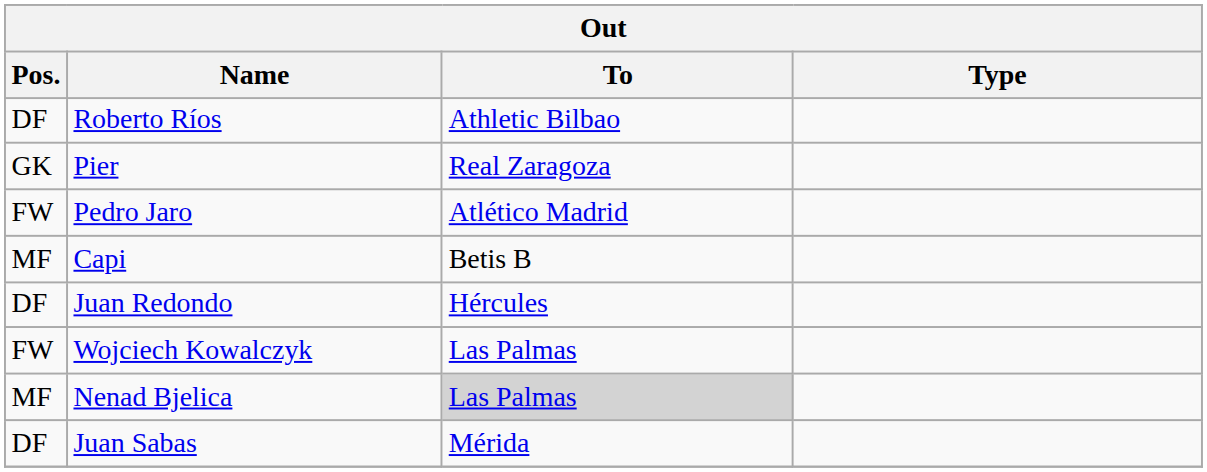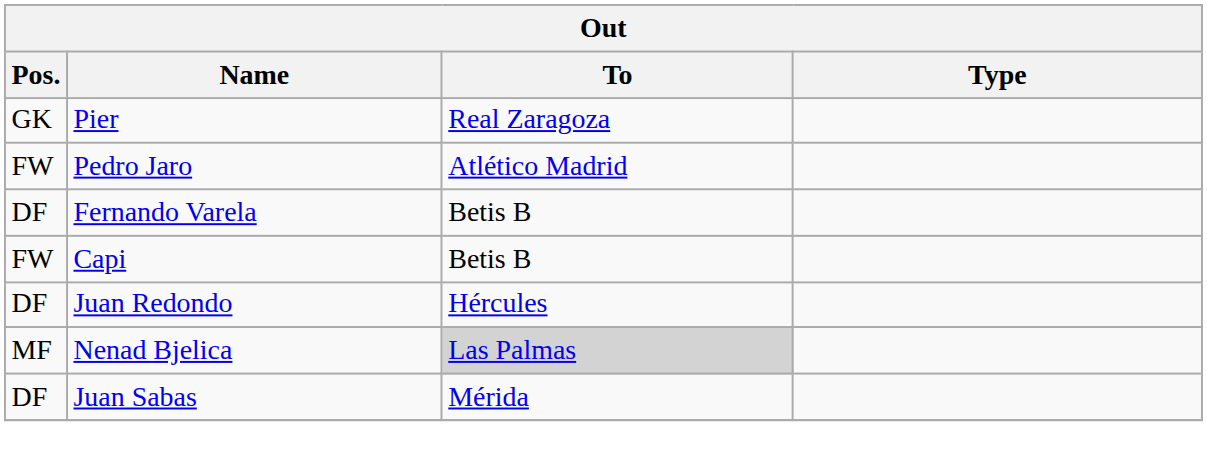- row: (148, 120)
+ row: (165, 212)
(32, 258) MF -> (32, 258) FW
- row: (193, 350)
